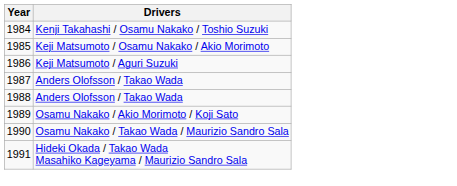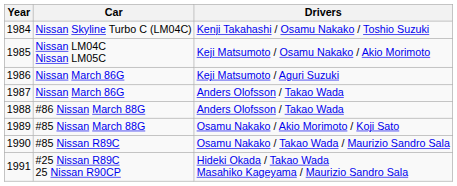+ column: (114, 13)
